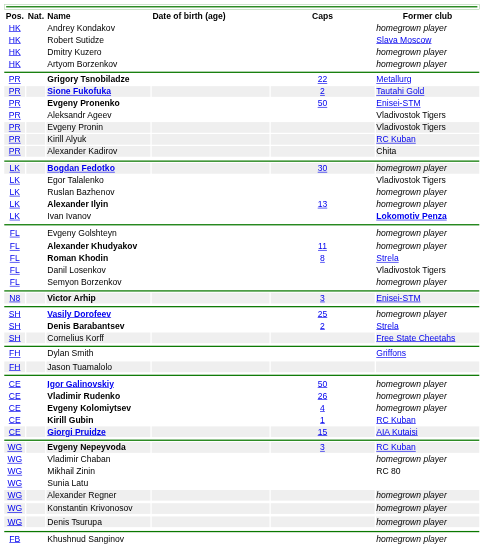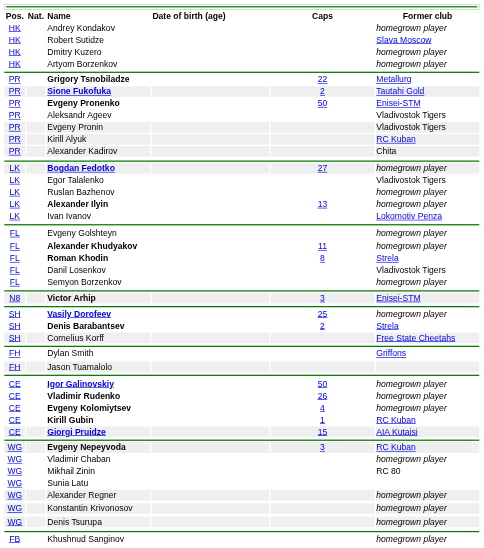(322, 168) 30 -> (322, 168) 27
(411, 216) bold -> (409, 216) normal
